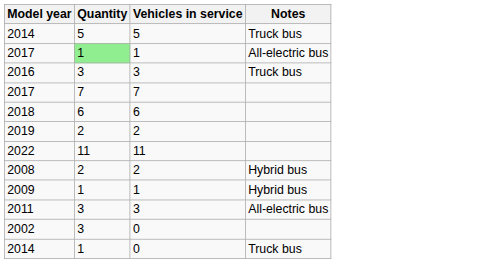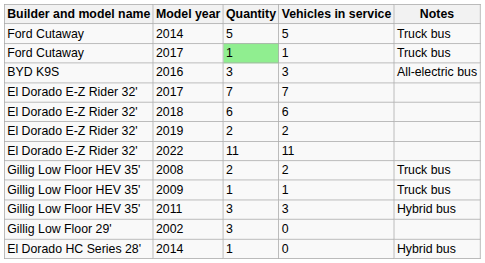+ column: (79, 14)
(288, 53) All-electric bus -> (424, 53) Truck bus
(275, 72) Truck bus -> (437, 72) All-electric bus
(278, 170) Hybrid bus -> (424, 170) Truck bus
(278, 190) Hybrid bus -> (424, 190) Truck bus
(288, 209) All-electric bus -> (426, 209) Hybrid bus
(275, 248) Truck bus -> (426, 248) Hybrid bus
